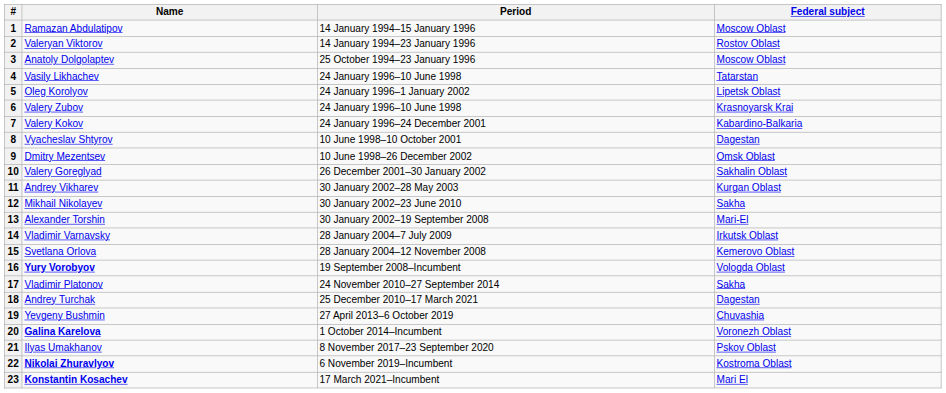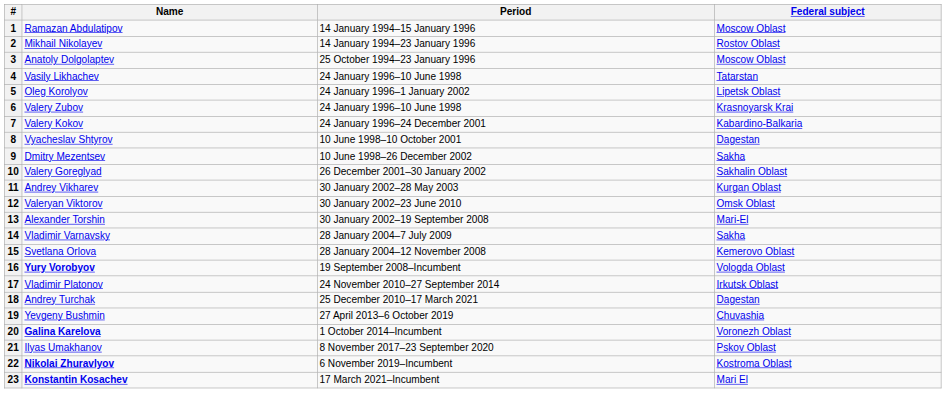(64, 44) Valeryan Viktorov -> (63, 44) Mikhail Nikolayev
(746, 156) Omsk Oblast -> (731, 156) Sakha
(63, 204) Mikhail Nikolayev -> (64, 204) Valeryan Viktorov
(731, 204) Sakha -> (746, 204) Omsk Oblast
(747, 236) Irkutsk Oblast -> (731, 236) Sakha
(731, 284) Sakha -> (747, 284) Irkutsk Oblast
